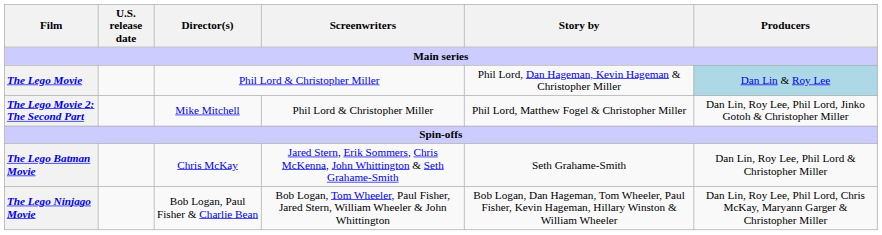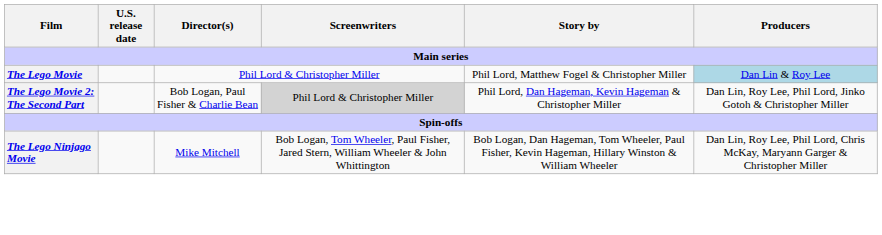(579, 80) Phil Lord, Dan Hageman, Kevin Hageman & Christopher Miller -> (579, 74) Phil Lord, Matthew Fogel & Christopher Miller
(208, 110) Mike Mitchell -> (208, 98) Bob Logan, Paul Fisher & Charlie Bean
(363, 110) no background -> (363, 98) lightgrey background
(579, 110) Phil Lord, Matthew Fogel & Christopher Miller -> (579, 98) Phil Lord, Dan Hageman, Kevin Hageman & Christopher Miller
- row: (49, 165)
(208, 208) Bob Logan, Paul Fisher & Charlie Bean -> (208, 152) Mike Mitchell
